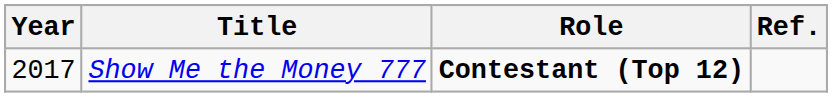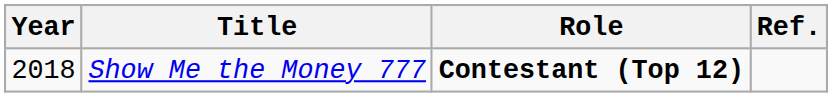(44, 70) 2017 -> (44, 70) 2018
